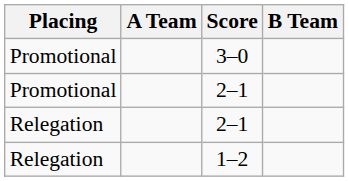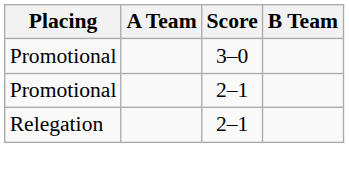- row: (56, 158)
